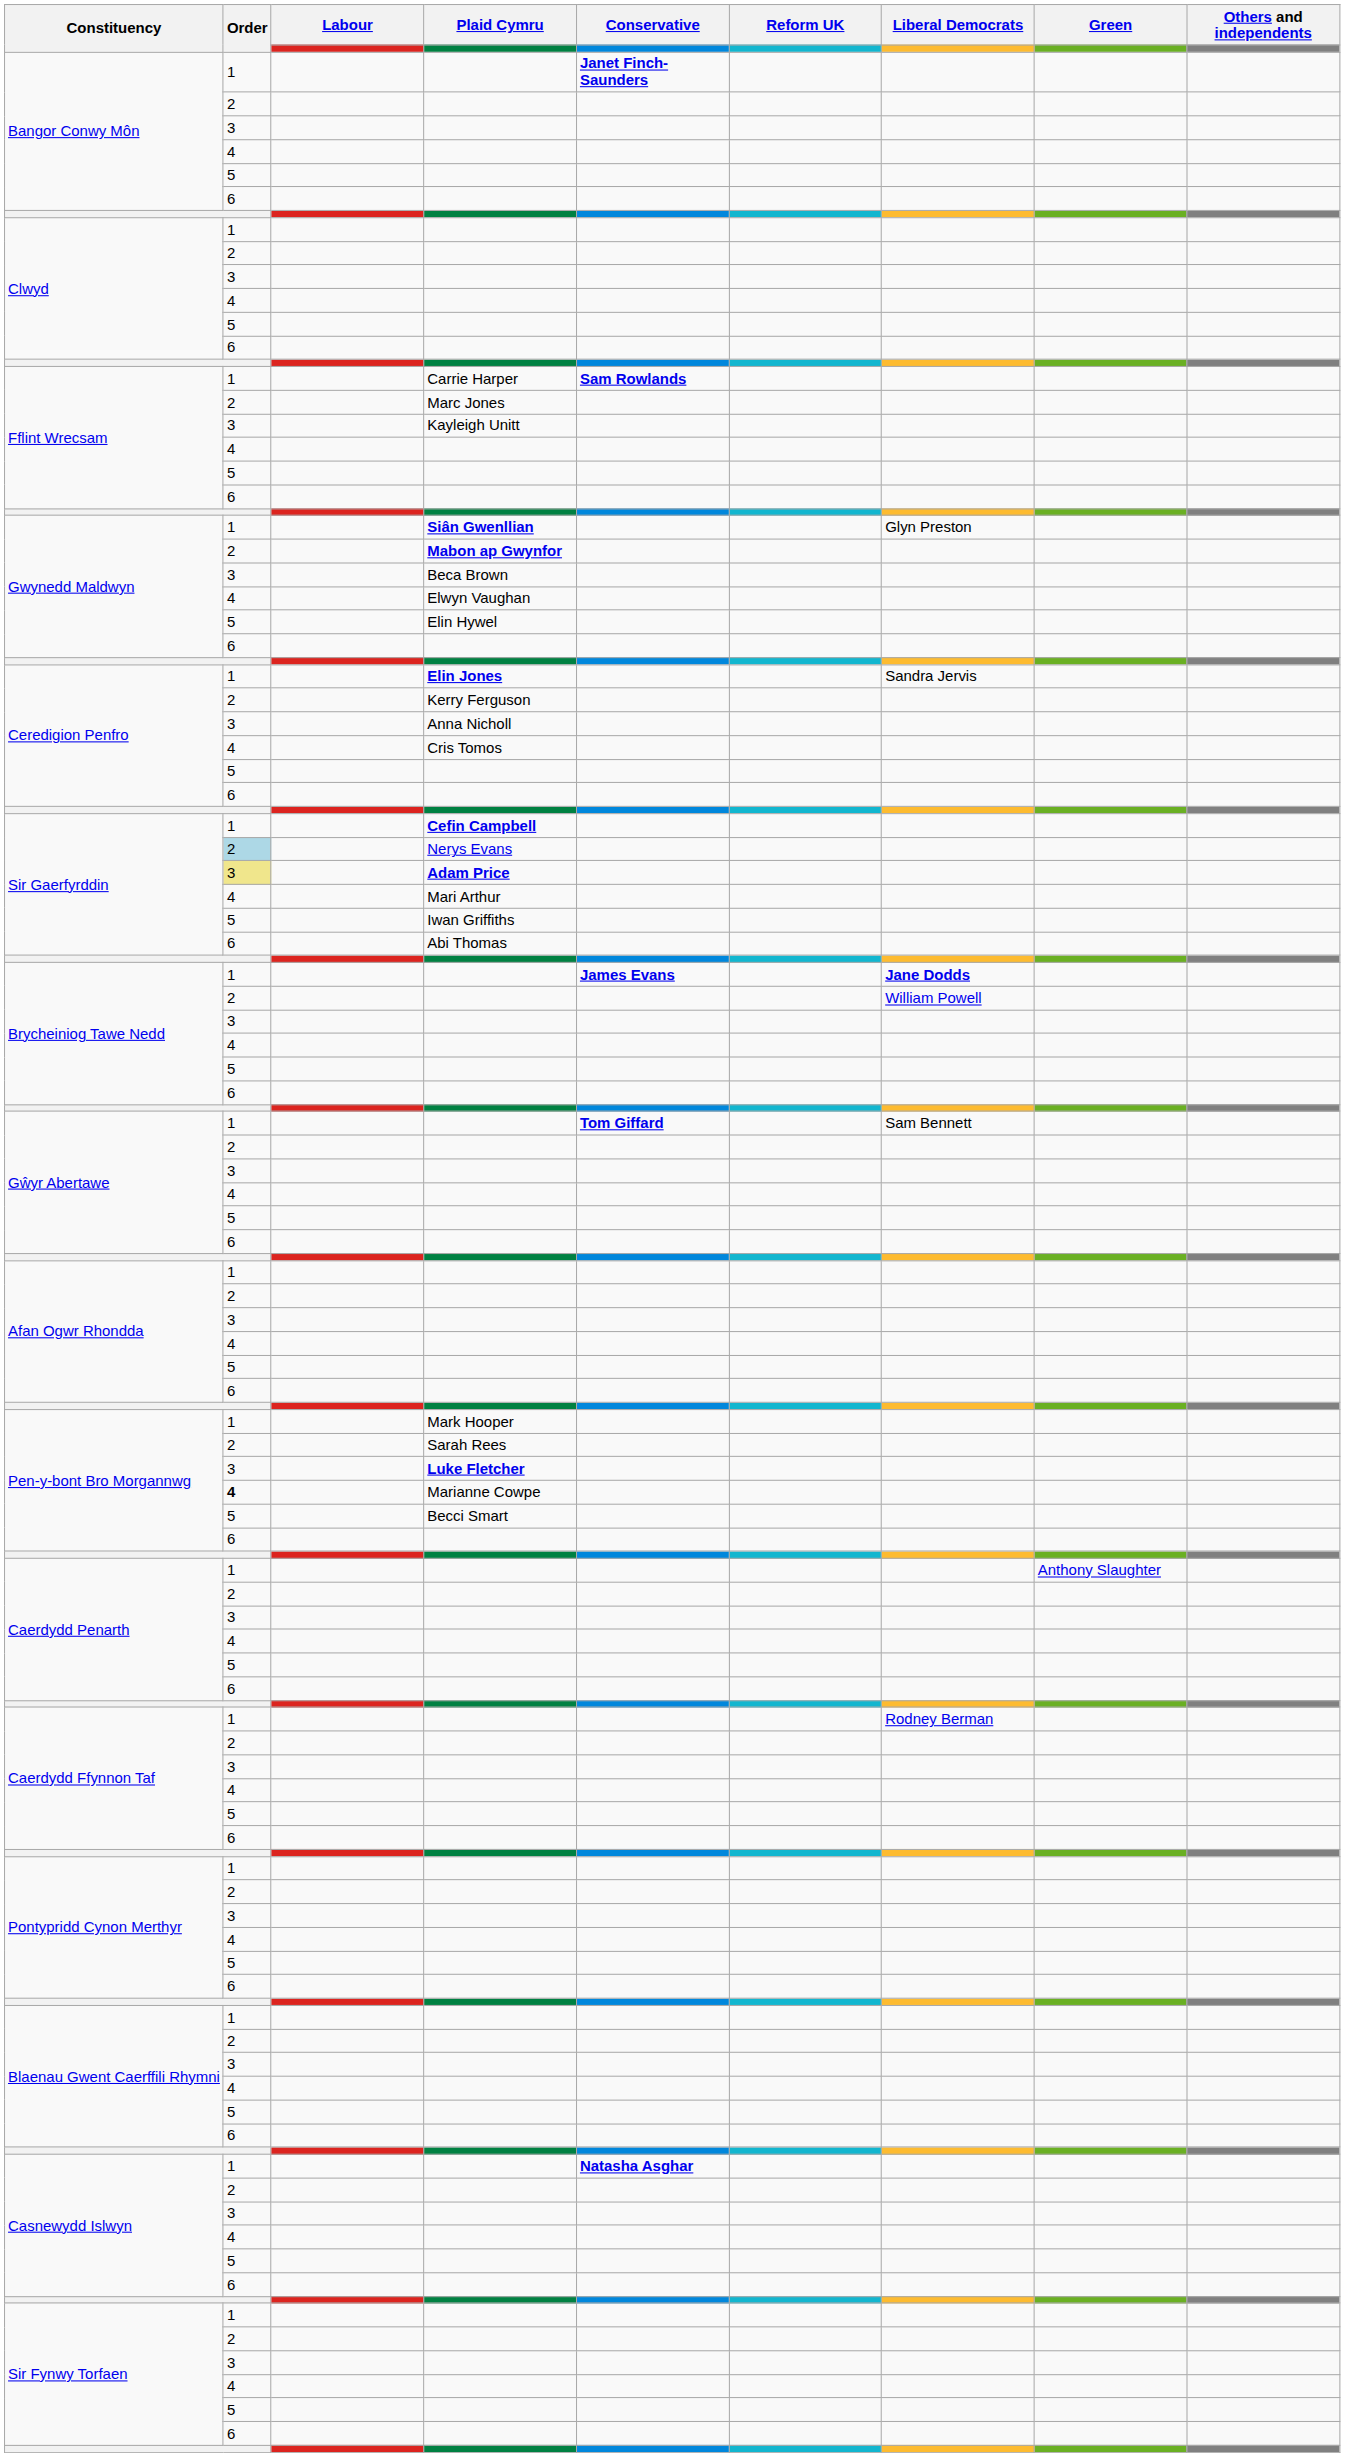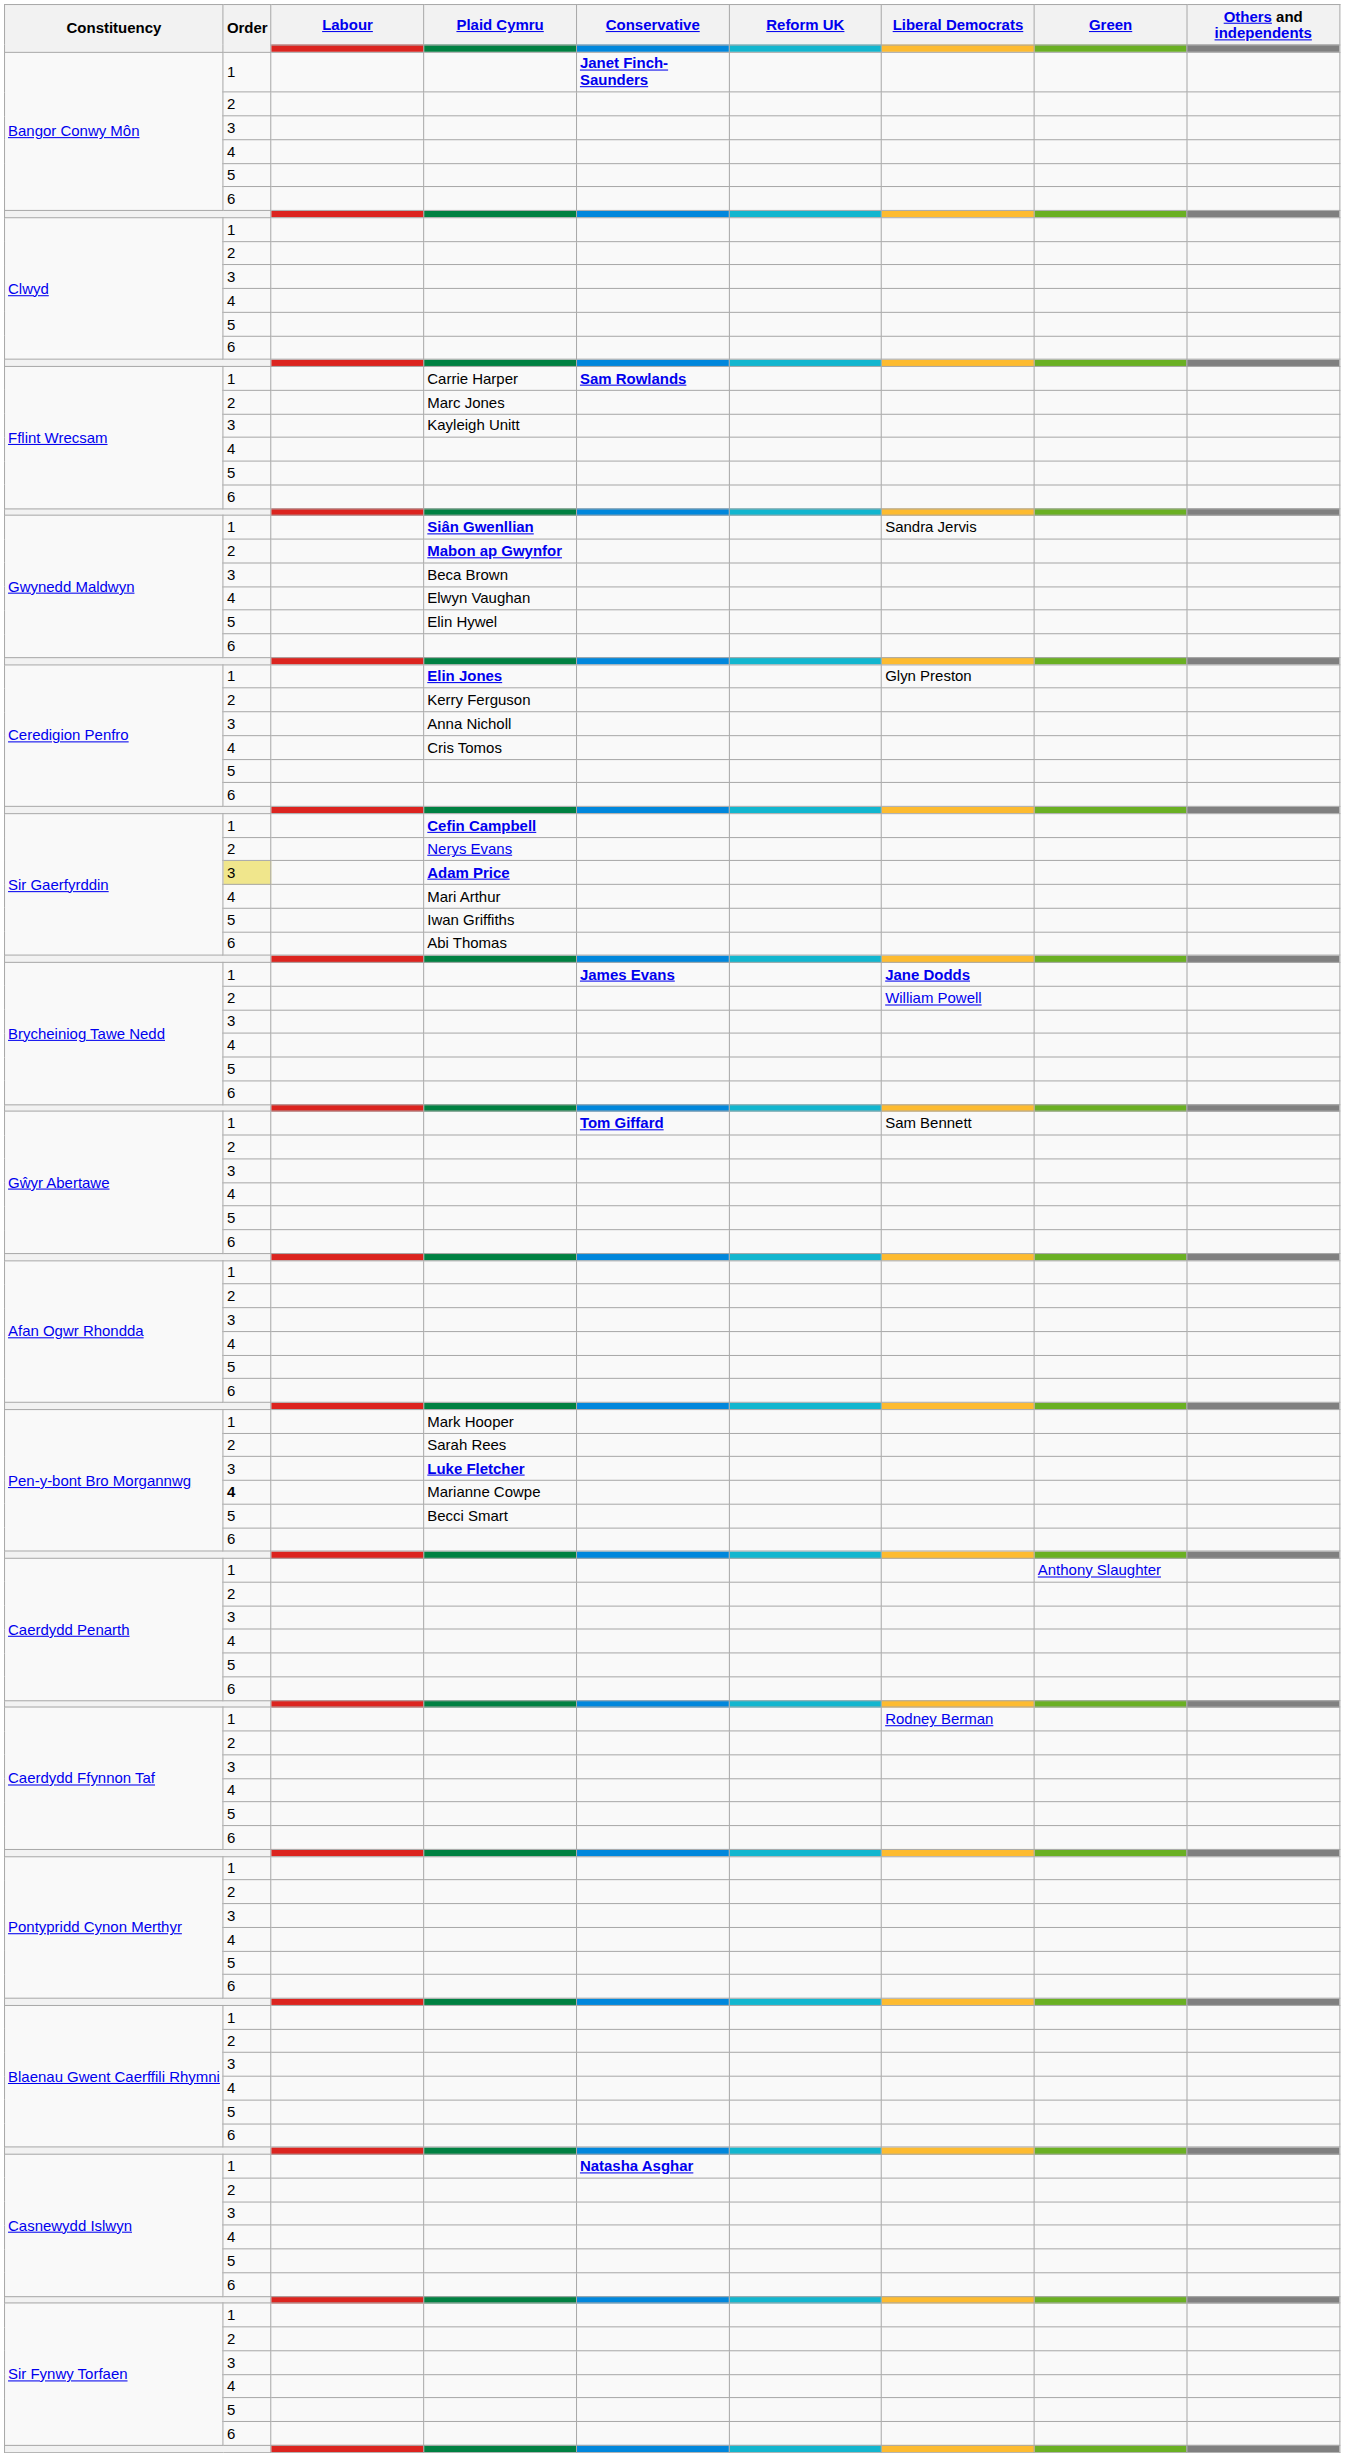(928, 528) Glyn Preston -> (931, 528) Sandra Jervis
(931, 677) Sandra Jervis -> (928, 677) Glyn Preston
(231, 849) lightblue background -> (231, 849) no background
